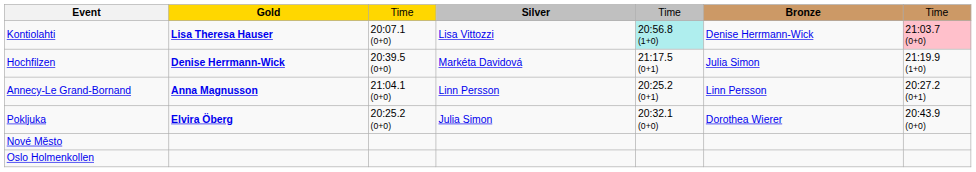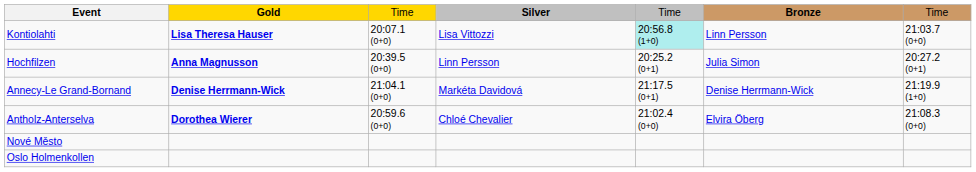(760, 35) Denise Herrmann-Wick -> (736, 35) Linn Persson
(923, 35) pink background -> (923, 35) no background
(228, 63) Denise Herrmann-Wick -> (214, 63) Anna Magnusson
(480, 63) Markéta Davidová -> (469, 63) Linn Persson
(655, 63) 21:17.5 (0+1) -> (655, 63) 20:25.2 (0+1)
(923, 63) 21:19.9 (1+0) -> (923, 63) 20:27.2 (0+1)
(214, 91) Anna Magnusson -> (228, 91) Denise Herrmann-Wick
(469, 91) Linn Persson -> (480, 91) Markéta Davidová
(655, 91) 20:25.2 (0+1) -> (655, 91) 21:17.5 (0+1)
(736, 91) Linn Persson -> (760, 91) Denise Herrmann-Wick
(923, 91) 20:27.2 (0+1) -> (923, 91) 21:19.9 (1+0)
- row: (26, 119)
+ row: (50, 119)
